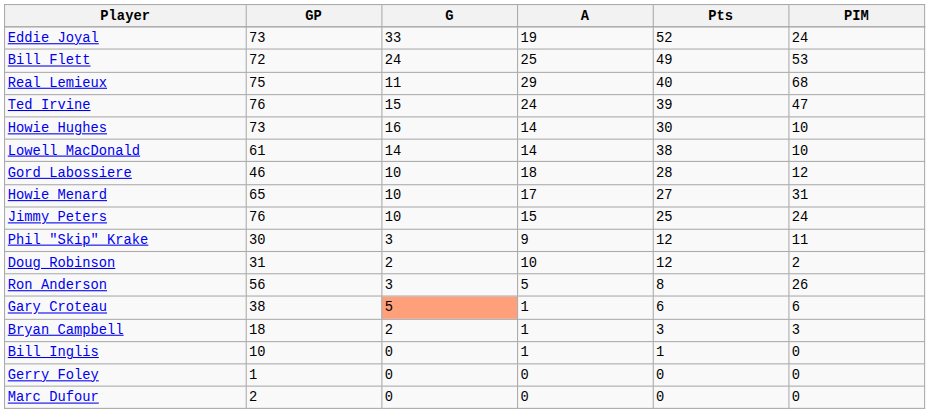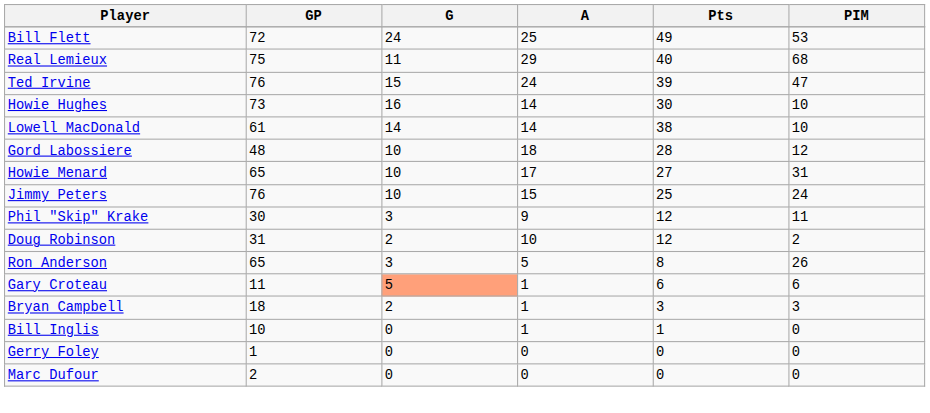- row: (53, 38)
(257, 173) 46 -> (257, 151) 48
(257, 285) 56 -> (257, 263) 65
(257, 308) 38 -> (257, 285) 11
